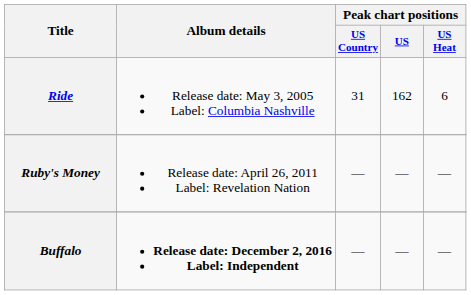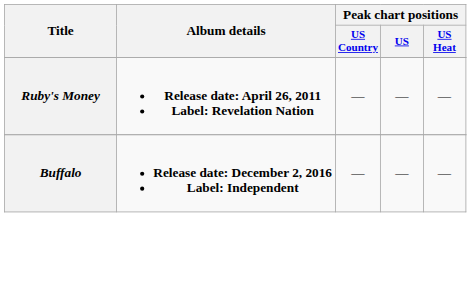- row: (61, 96)
(226, 181) normal -> (226, 103) bold
